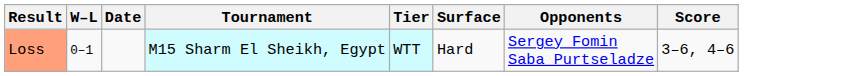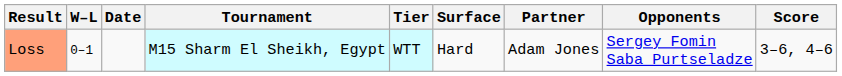+ column: (554, 17)
